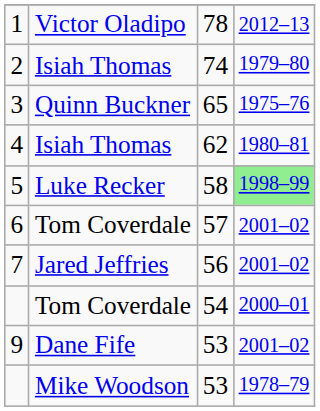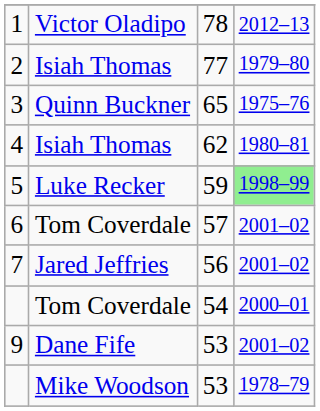(215, 64) 74 -> (215, 64) 77
(215, 184) 58 -> (215, 184) 59
